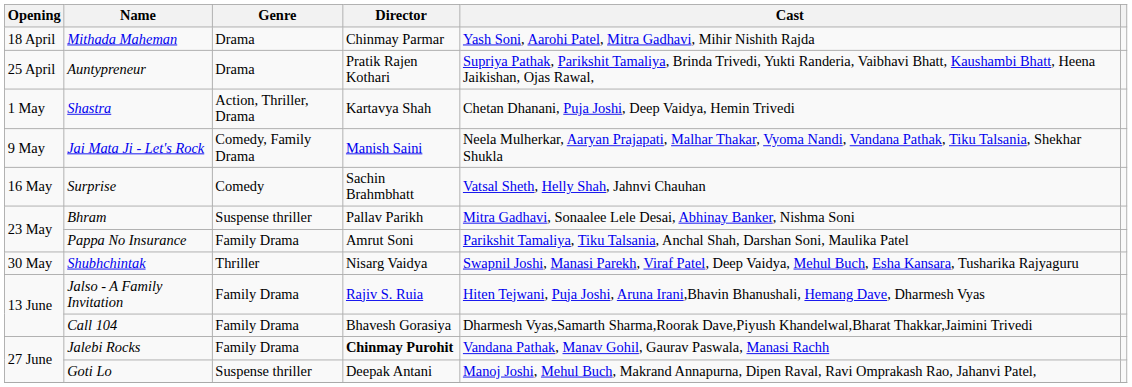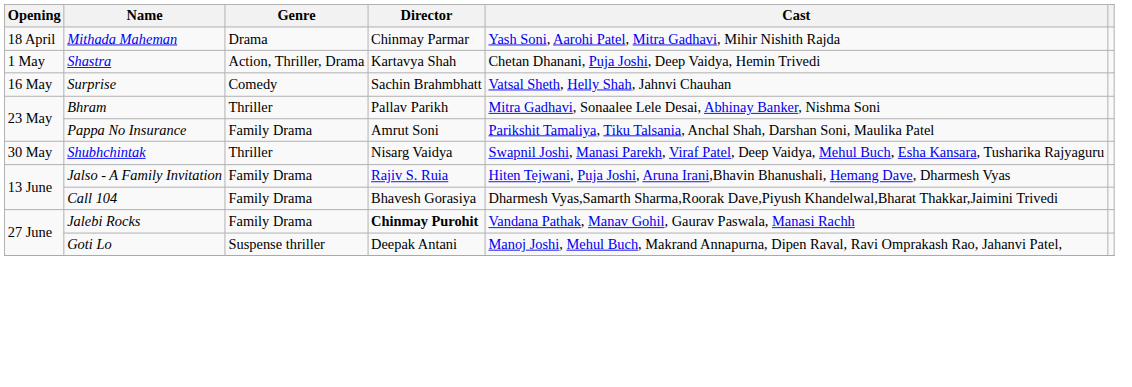- row: (107, 69)
- row: (136, 147)
(264, 217) Suspense thriller -> (251, 107) Thriller
